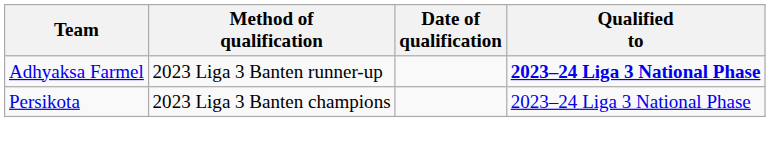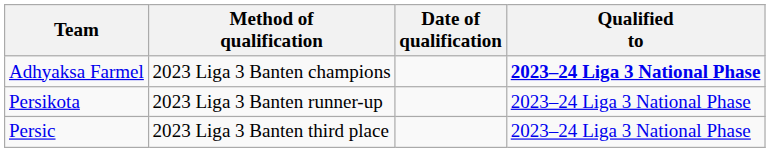(268, 71) 2023 Liga 3 Banten runner-up -> (272, 71) 2023 Liga 3 Banten champions
(272, 101) 2023 Liga 3 Banten champions -> (268, 101) 2023 Liga 3 Banten runner-up
+ row: (32, 131)
